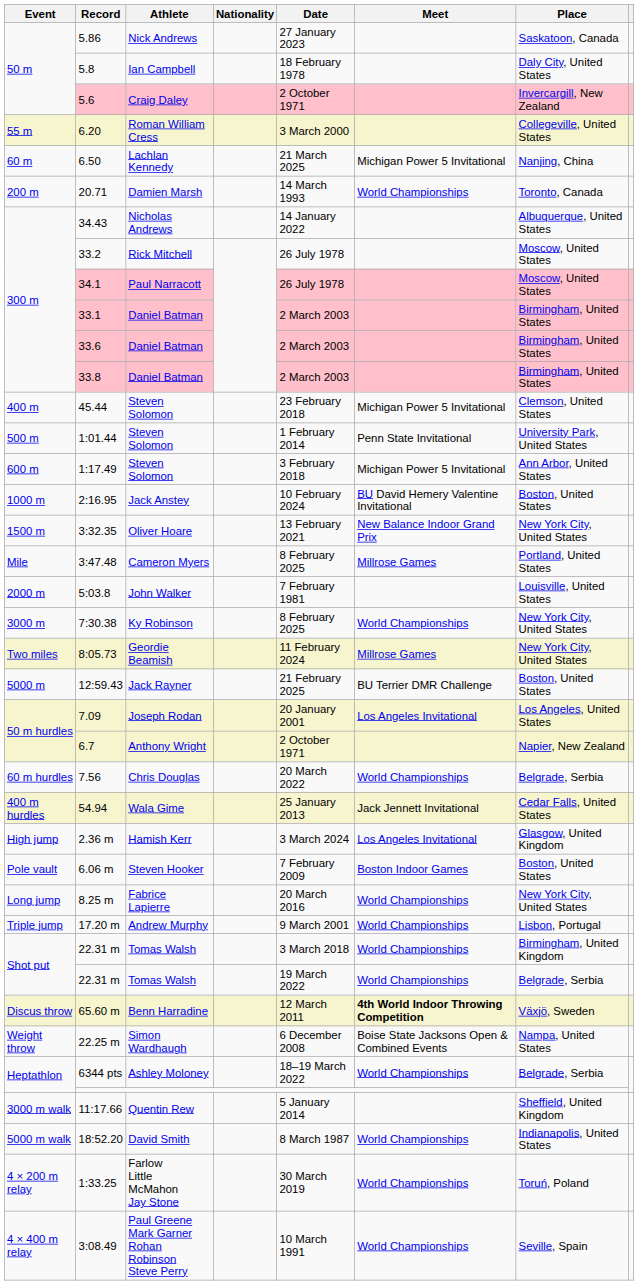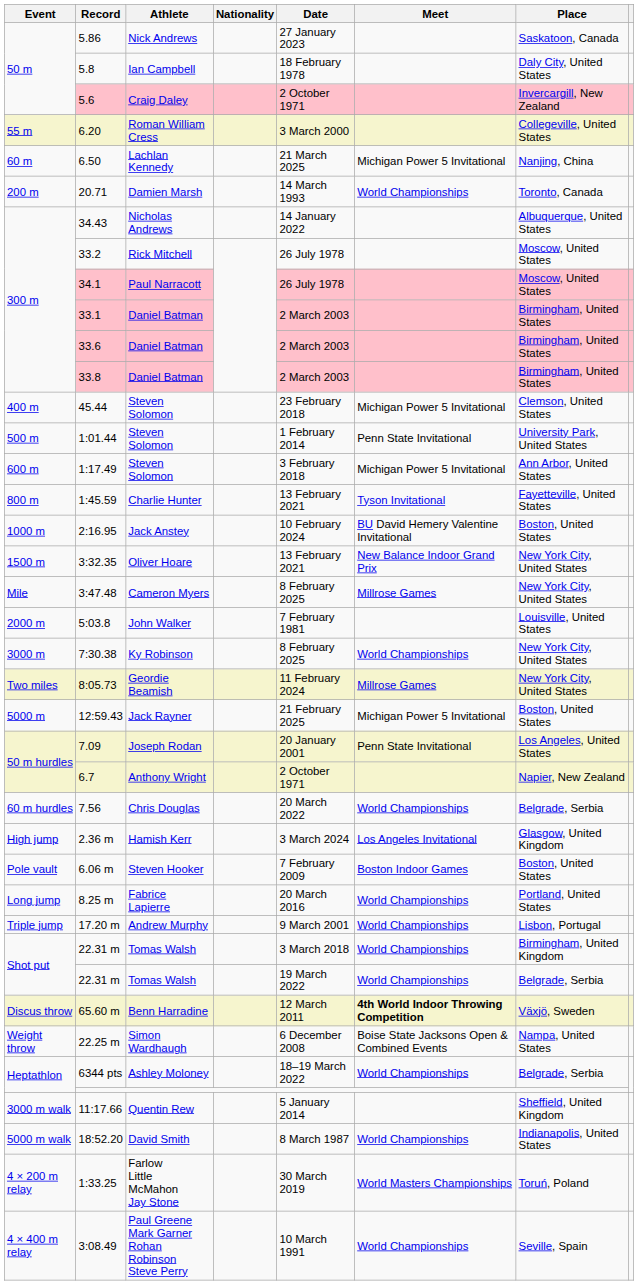+ row: (98, 500)
(559, 562) Portland, United States -> (555, 592) New York City, United States
(424, 685) BU Terrier DMR Challenge -> (431, 716) Michigan Power 5 Invitational
(417, 716) Los Angeles Invitational -> (414, 746) Penn State Invitational
- row: (93, 808)
(555, 900) New York City, United States -> (559, 900) Portland, United States
(413, 1183) World Championships -> (435, 1183) World Masters Championships
